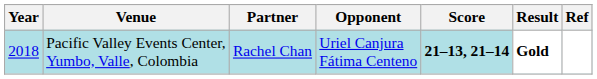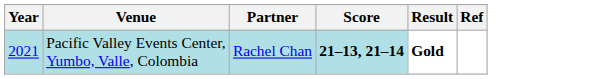- column: (368, 17)
(24, 52) 2018 -> (24, 52) 2021
